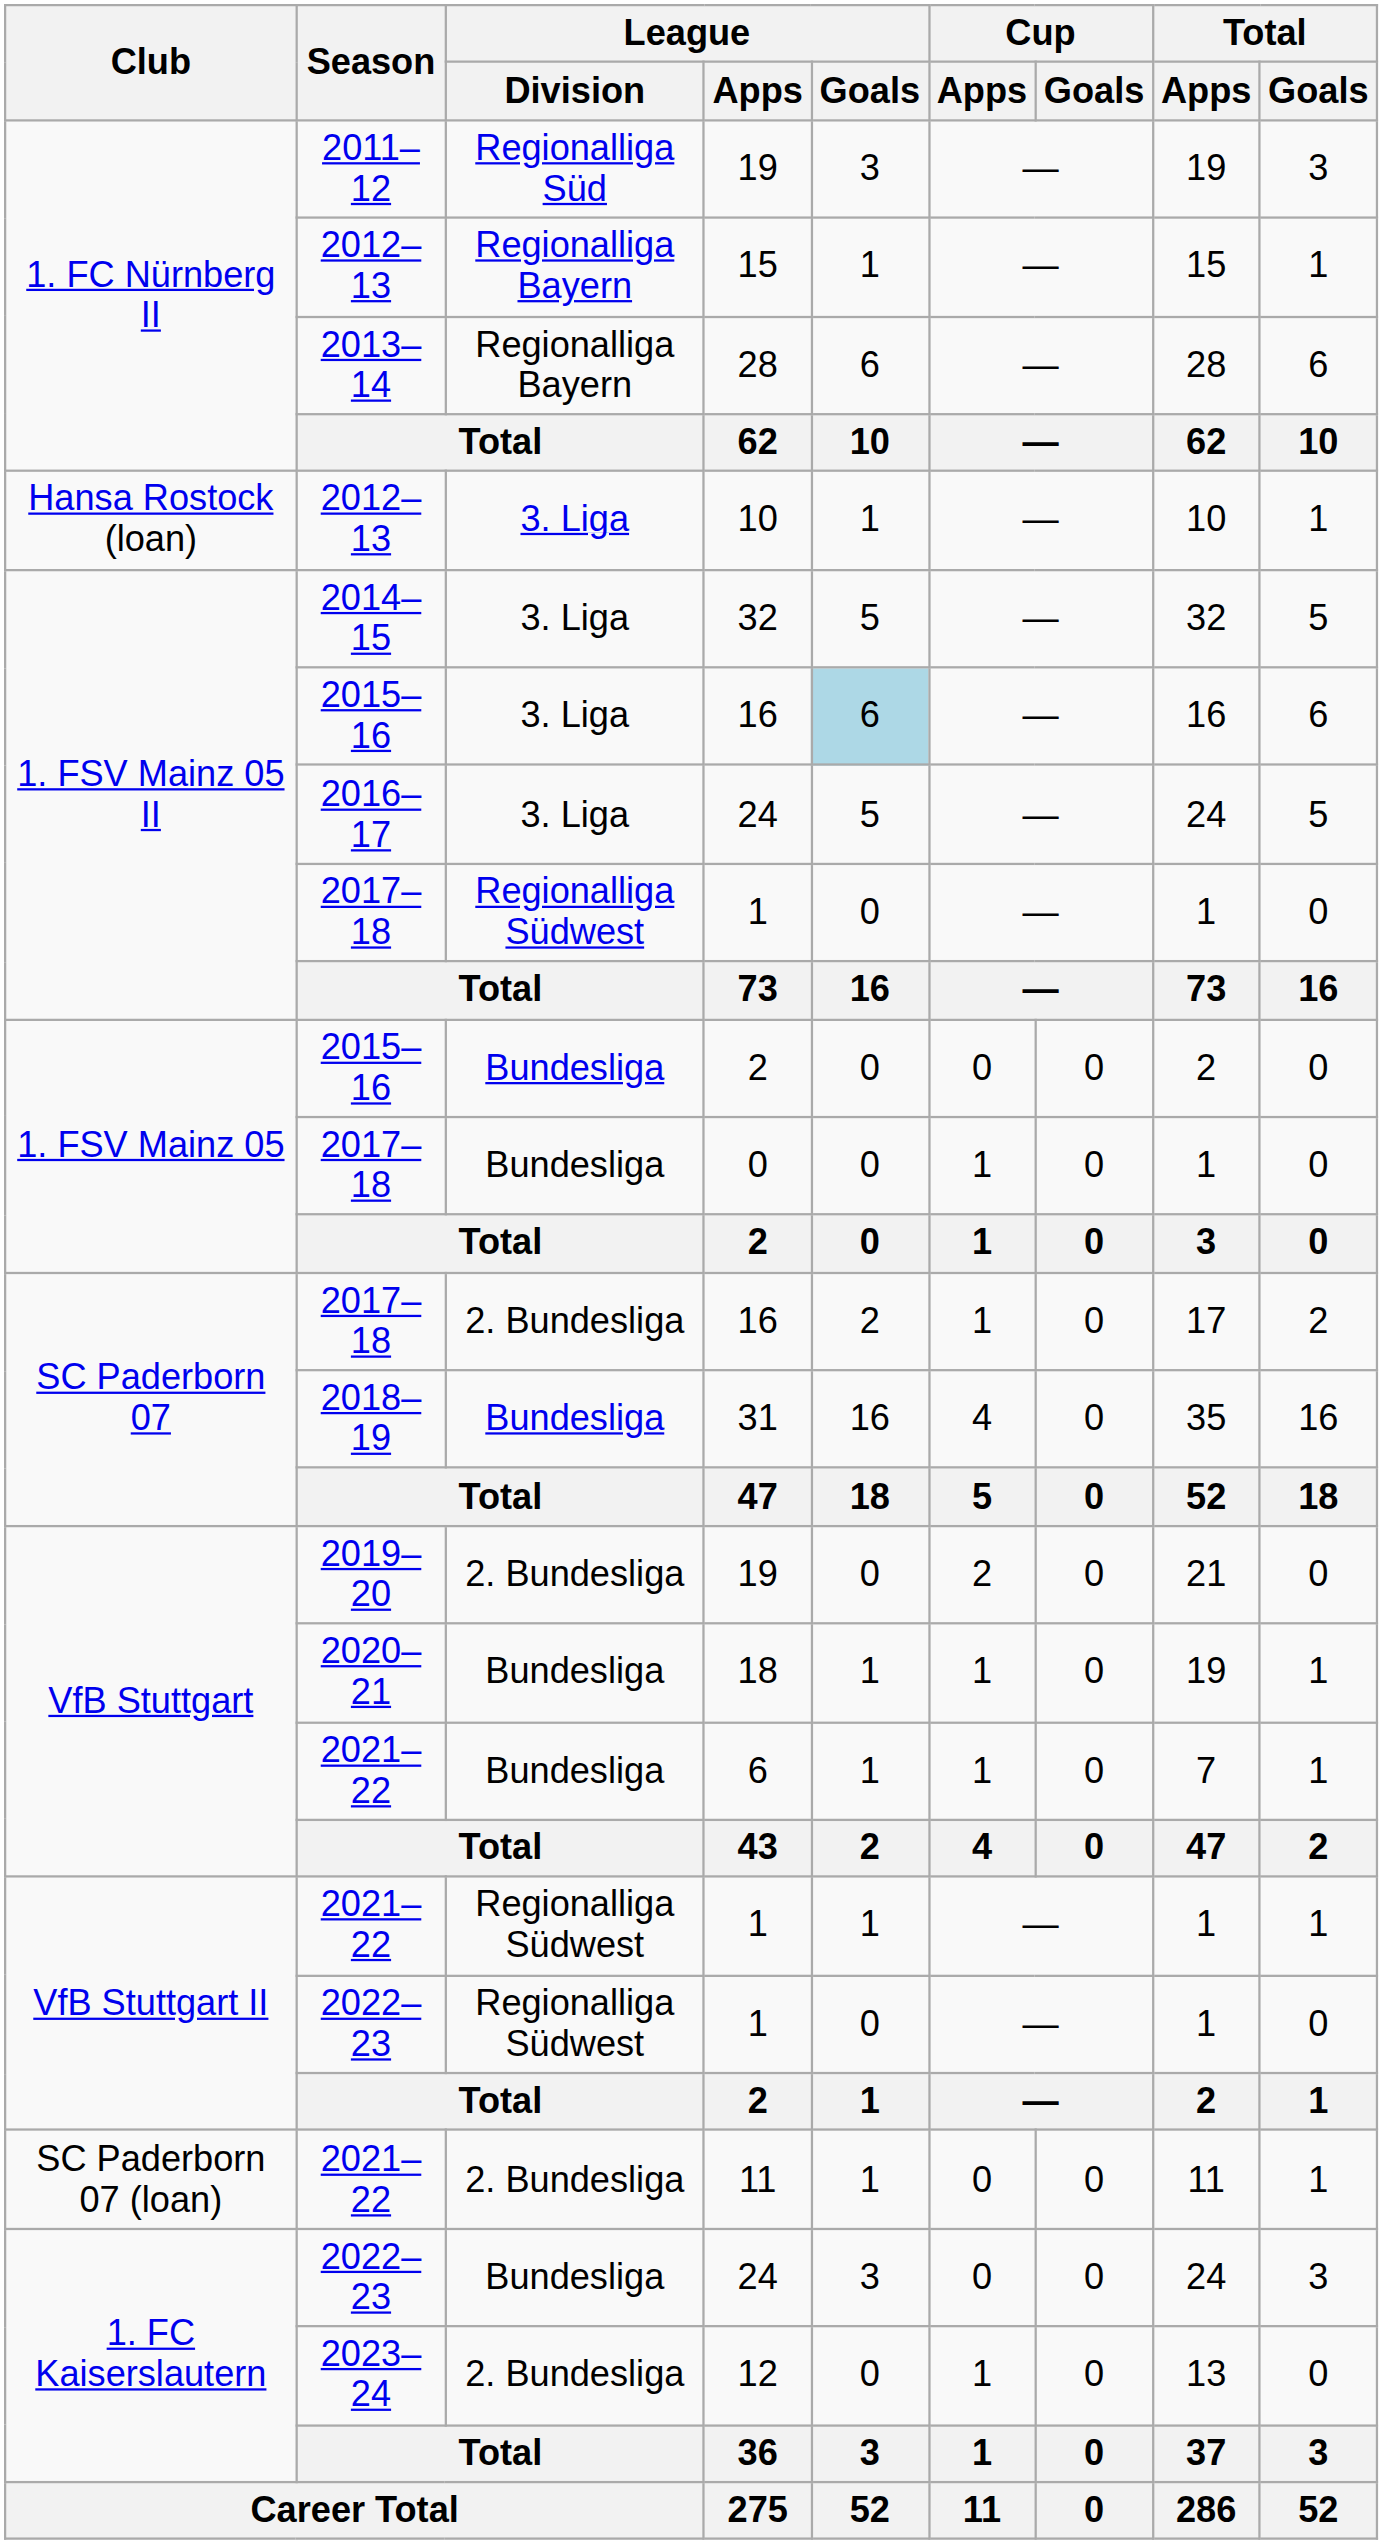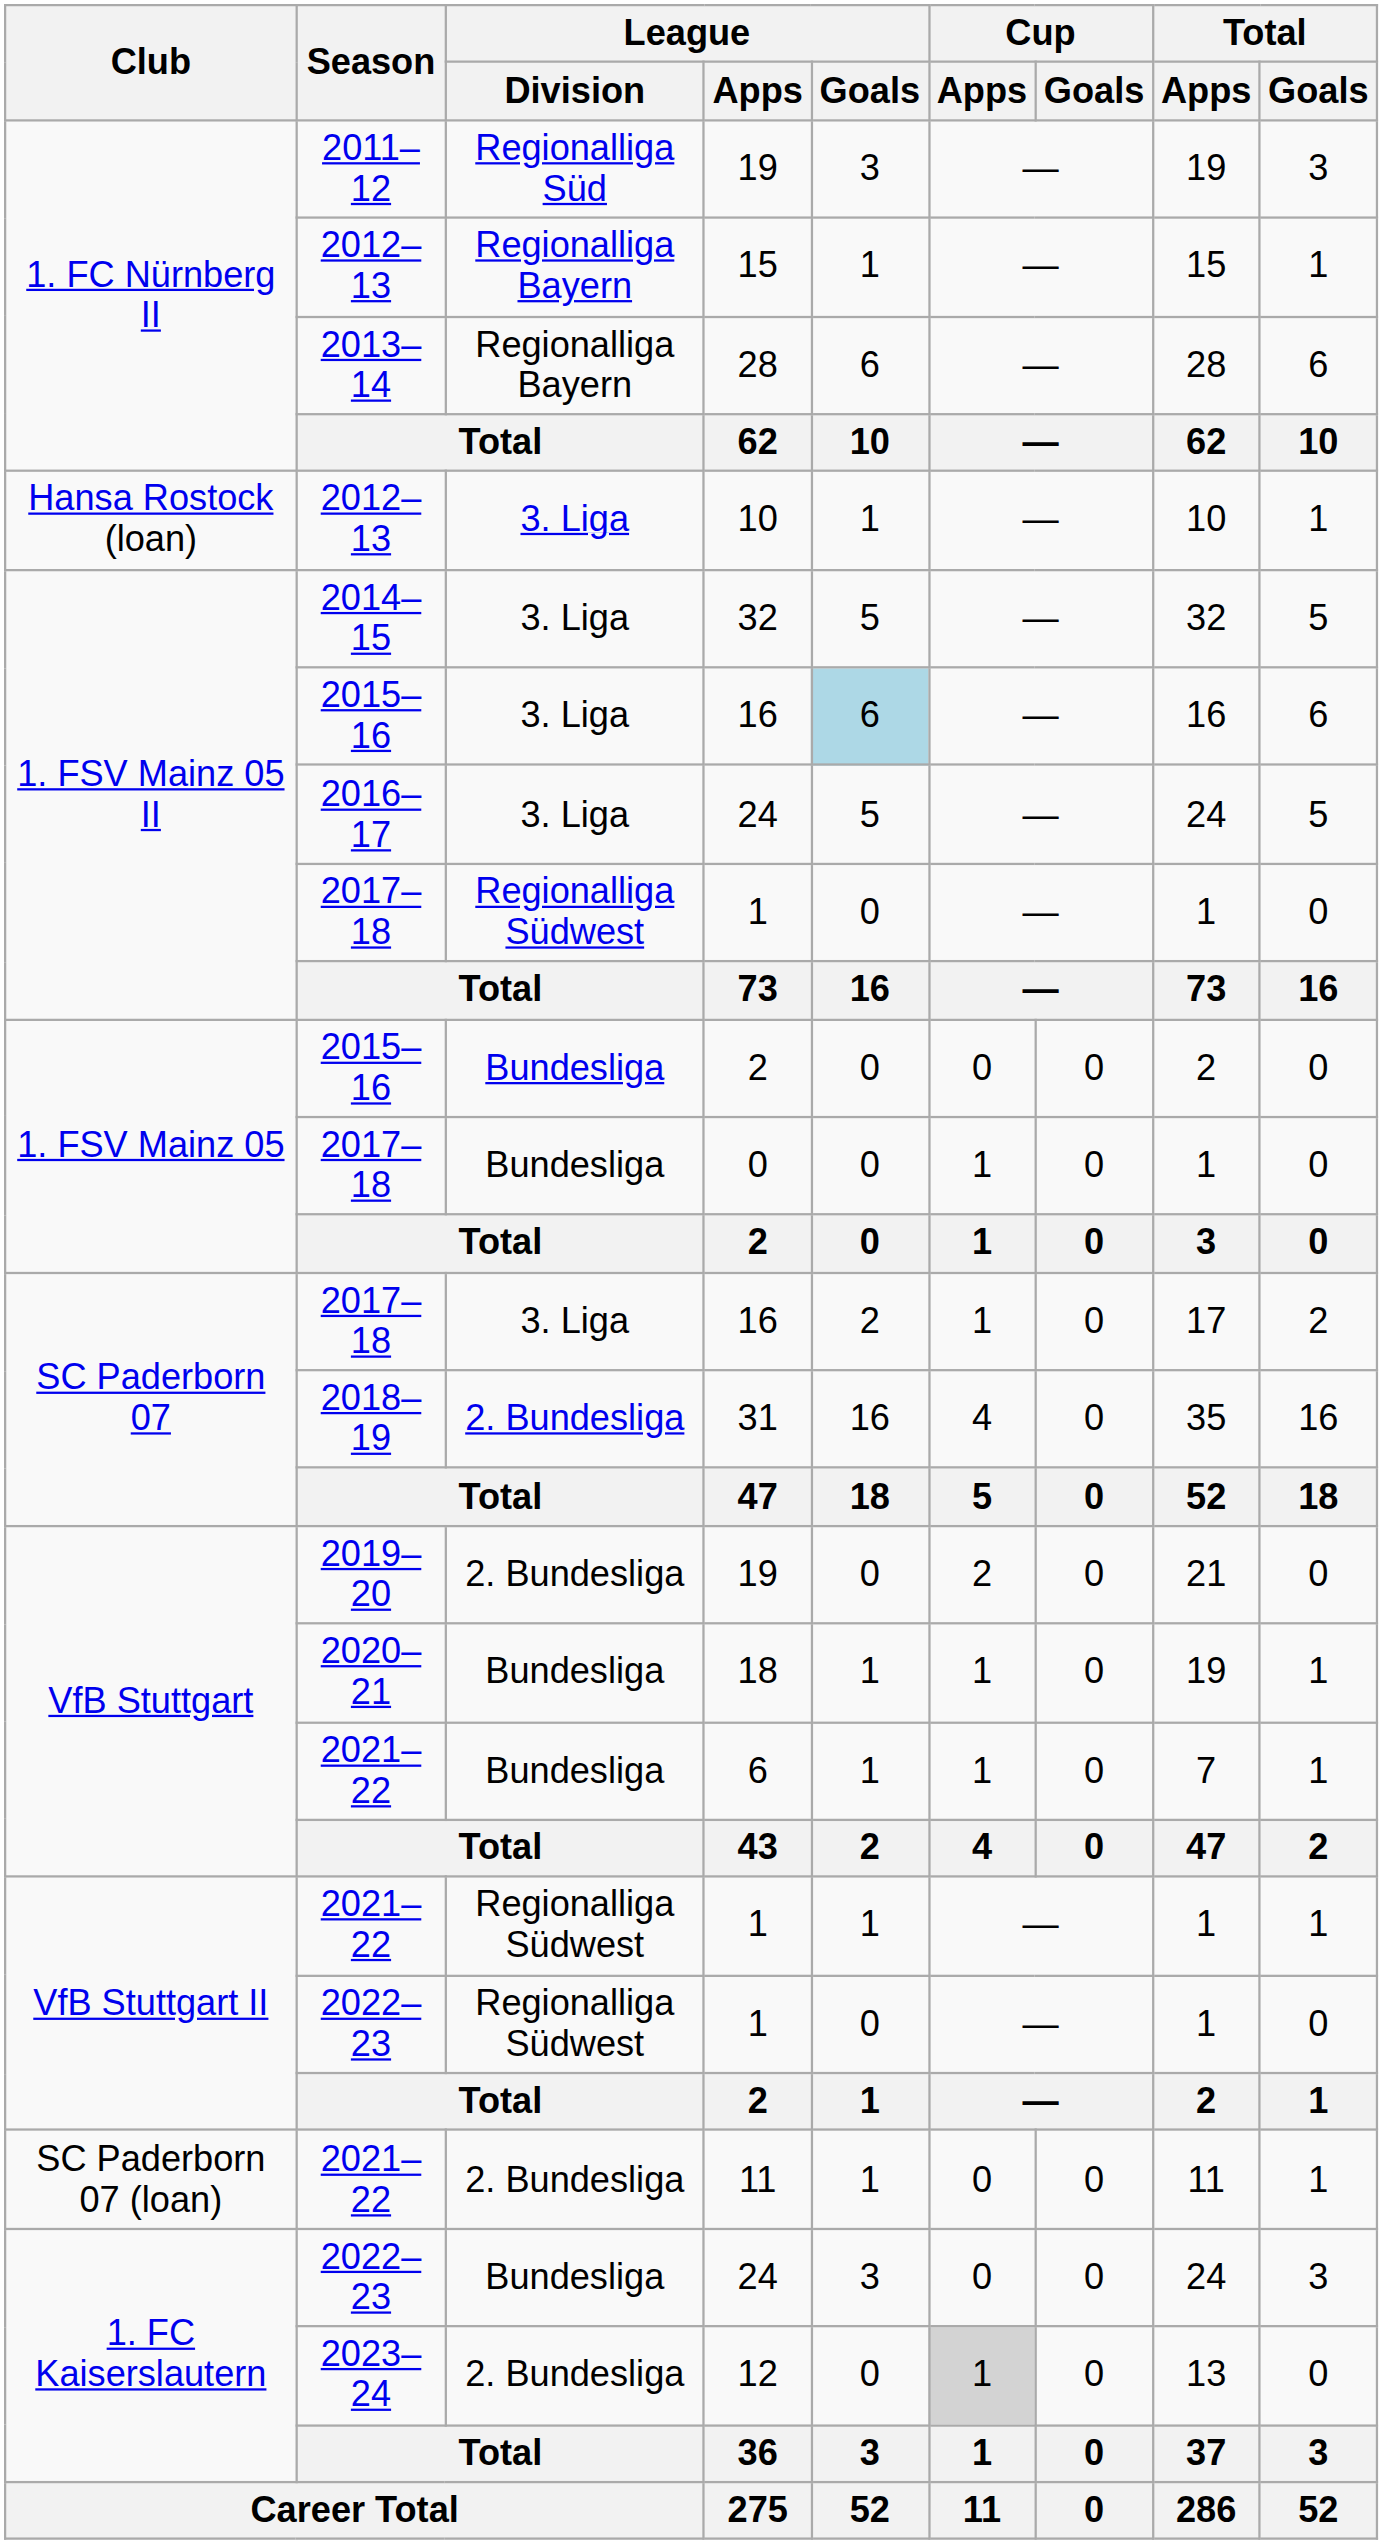(575, 1320) 2. Bundesliga -> (575, 1320) 3. Liga
(575, 1418) Bundesliga -> (575, 1418) 2. Bundesliga
(982, 2374) no background -> (982, 2374) lightgrey background
